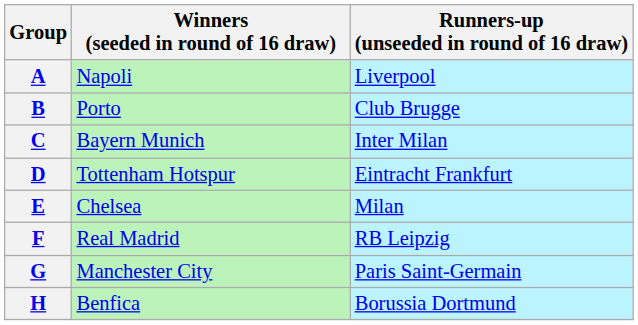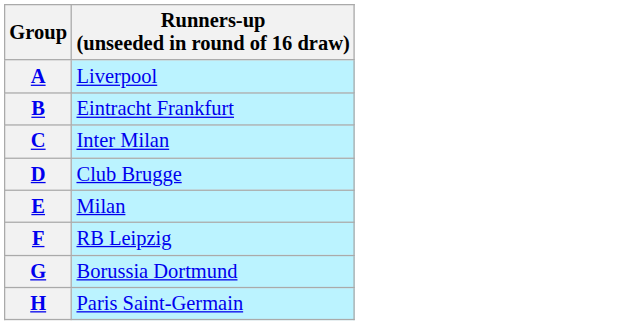- column: (211, 32)
(407, 108) Club Brugge -> (155, 108) Eintracht Frankfurt
(433, 173) Eintracht Frankfurt -> (129, 173) Club Brugge
(438, 271) Paris Saint-Germain -> (157, 271) Borussia Dortmund
(435, 303) Borussia Dortmund -> (160, 303) Paris Saint-Germain
